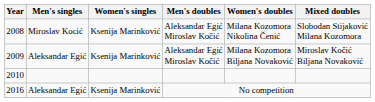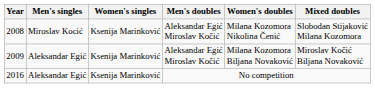- row: (15, 76)
